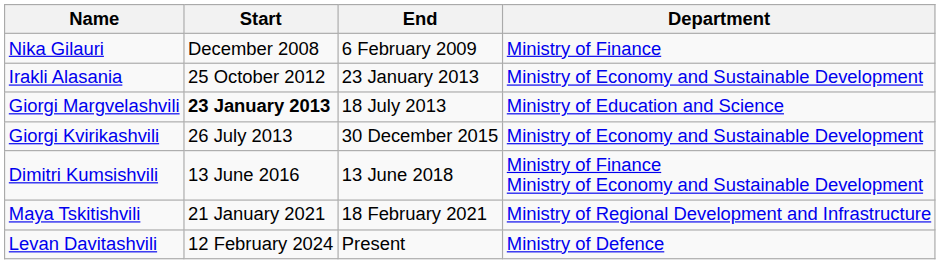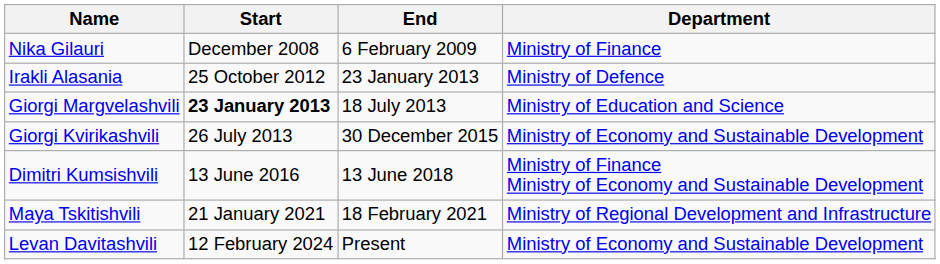(715, 77) Ministry of Economy and Sustainable Development -> (586, 77) Ministry of Defence
(586, 244) Ministry of Defence -> (715, 244) Ministry of Economy and Sustainable Development
